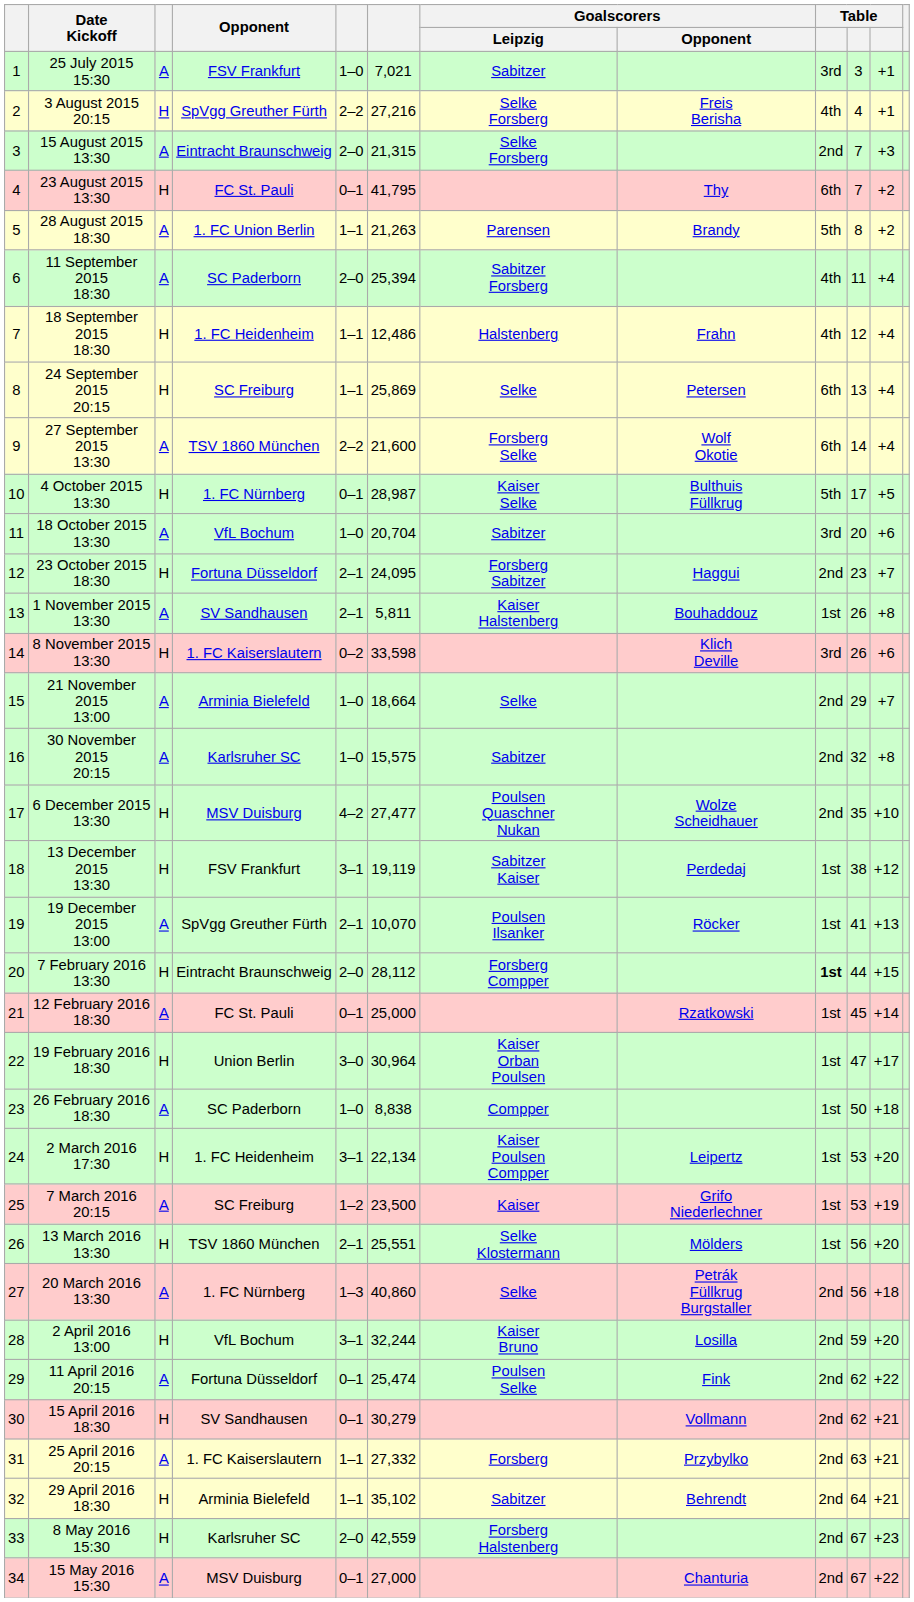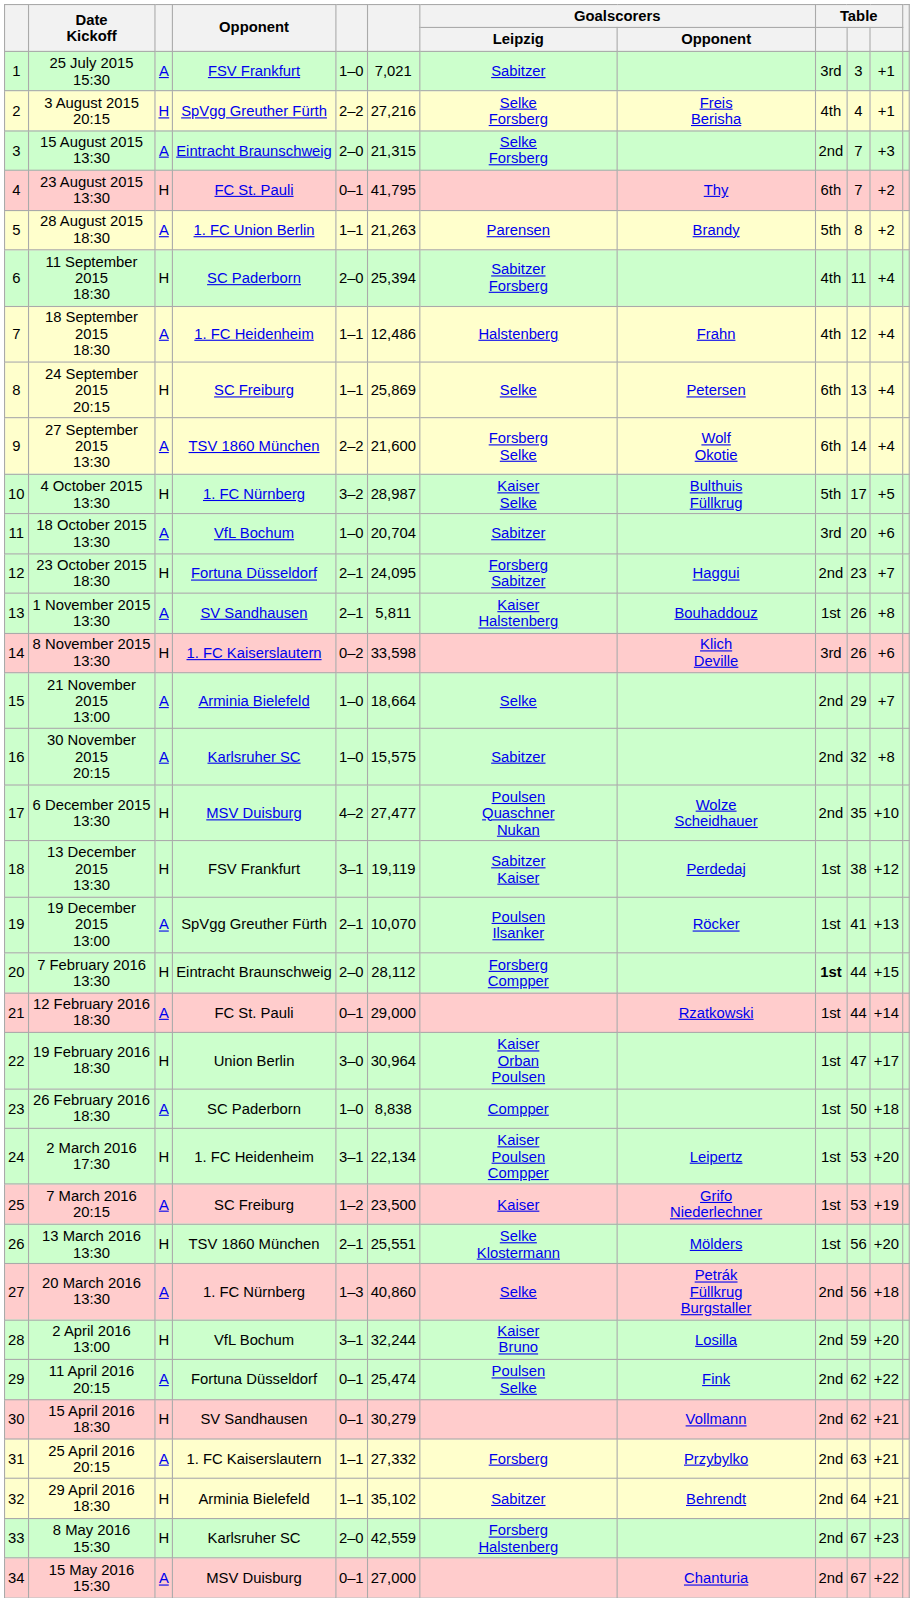(164, 277) A -> (164, 277) H
(164, 334) H -> (164, 334) A
(351, 494) 0–1 -> (351, 494) 3–2
(393, 1012) 25,000 -> (393, 1012) 29,000
(858, 1012) 45 -> (858, 1012) 44
